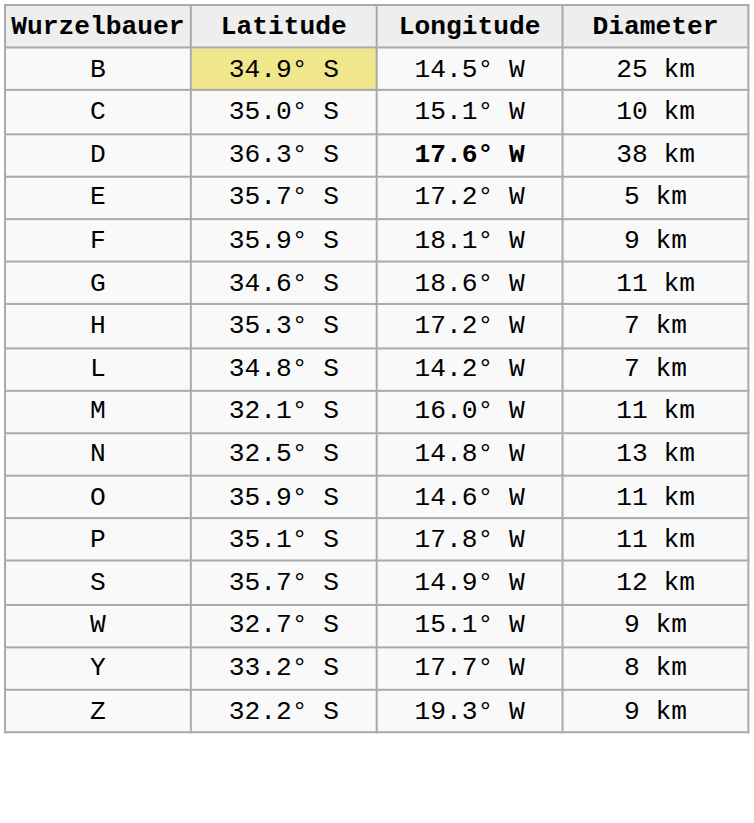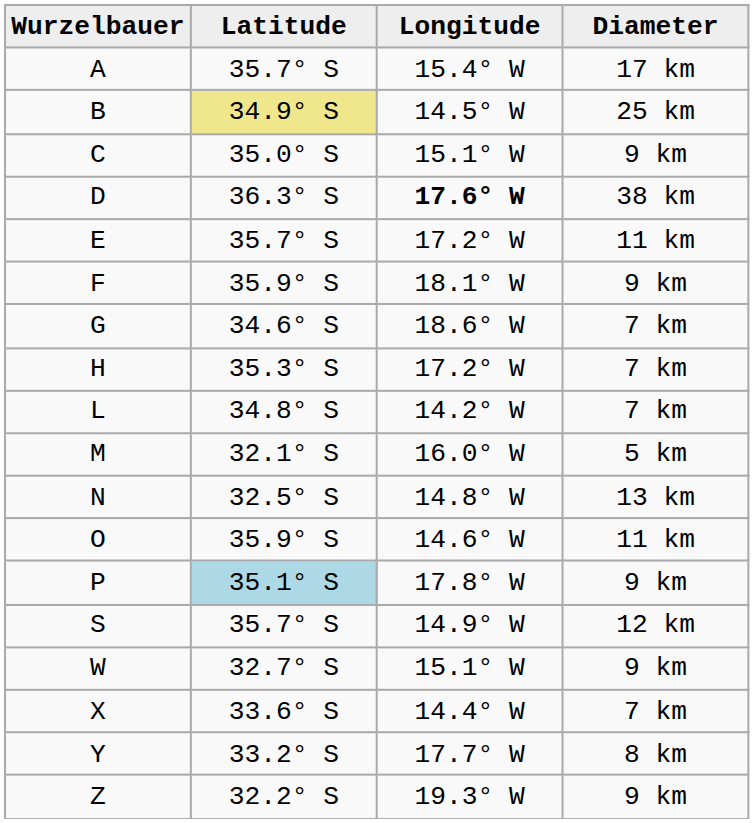+ row: (98, 69)
(656, 112) 10 km -> (656, 155) 9 km
(656, 198) 5 km -> (656, 240) 11 km
(656, 283) 11 km -> (656, 326) 7 km
(656, 412) 11 km -> (656, 454) 5 km
(284, 540) no background -> (284, 583) lightblue background
(656, 540) 11 km -> (656, 583) 9 km
+ row: (98, 711)
